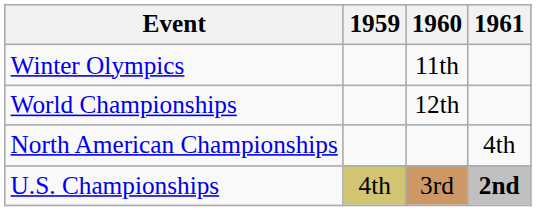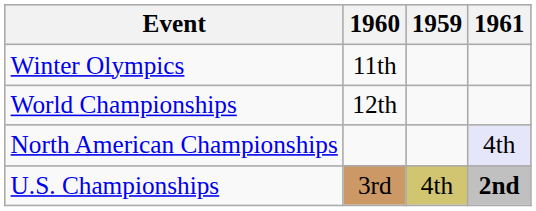columns swapped: (375, 24) <-> (437, 24)
(499, 144) no background -> (499, 144) lavender background
